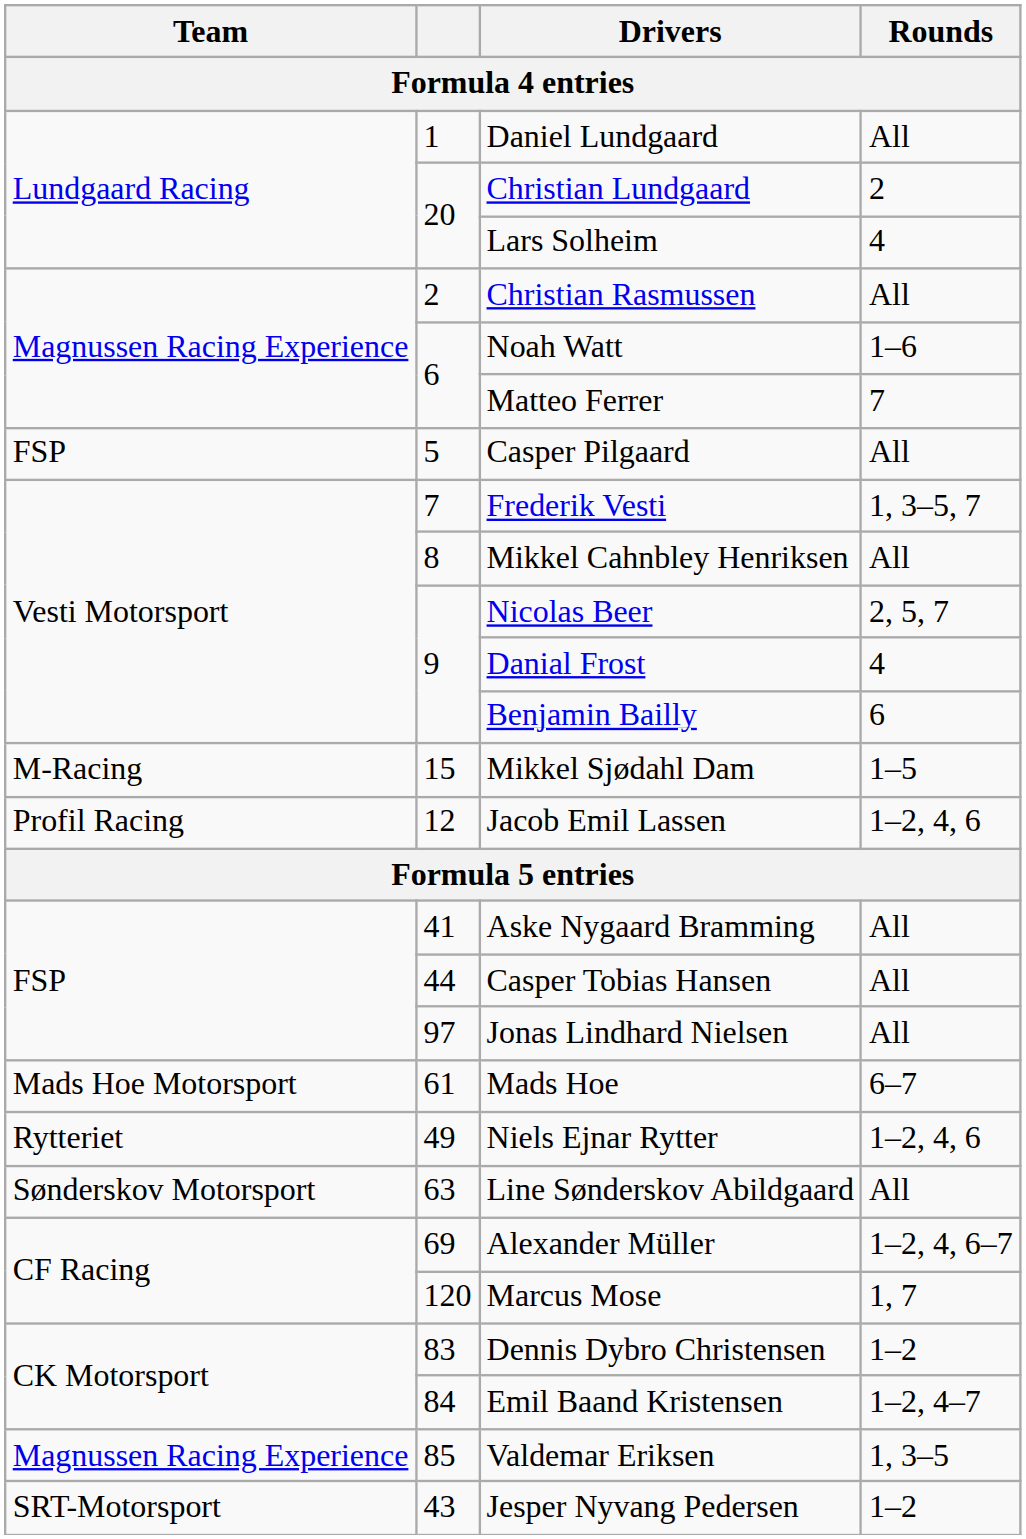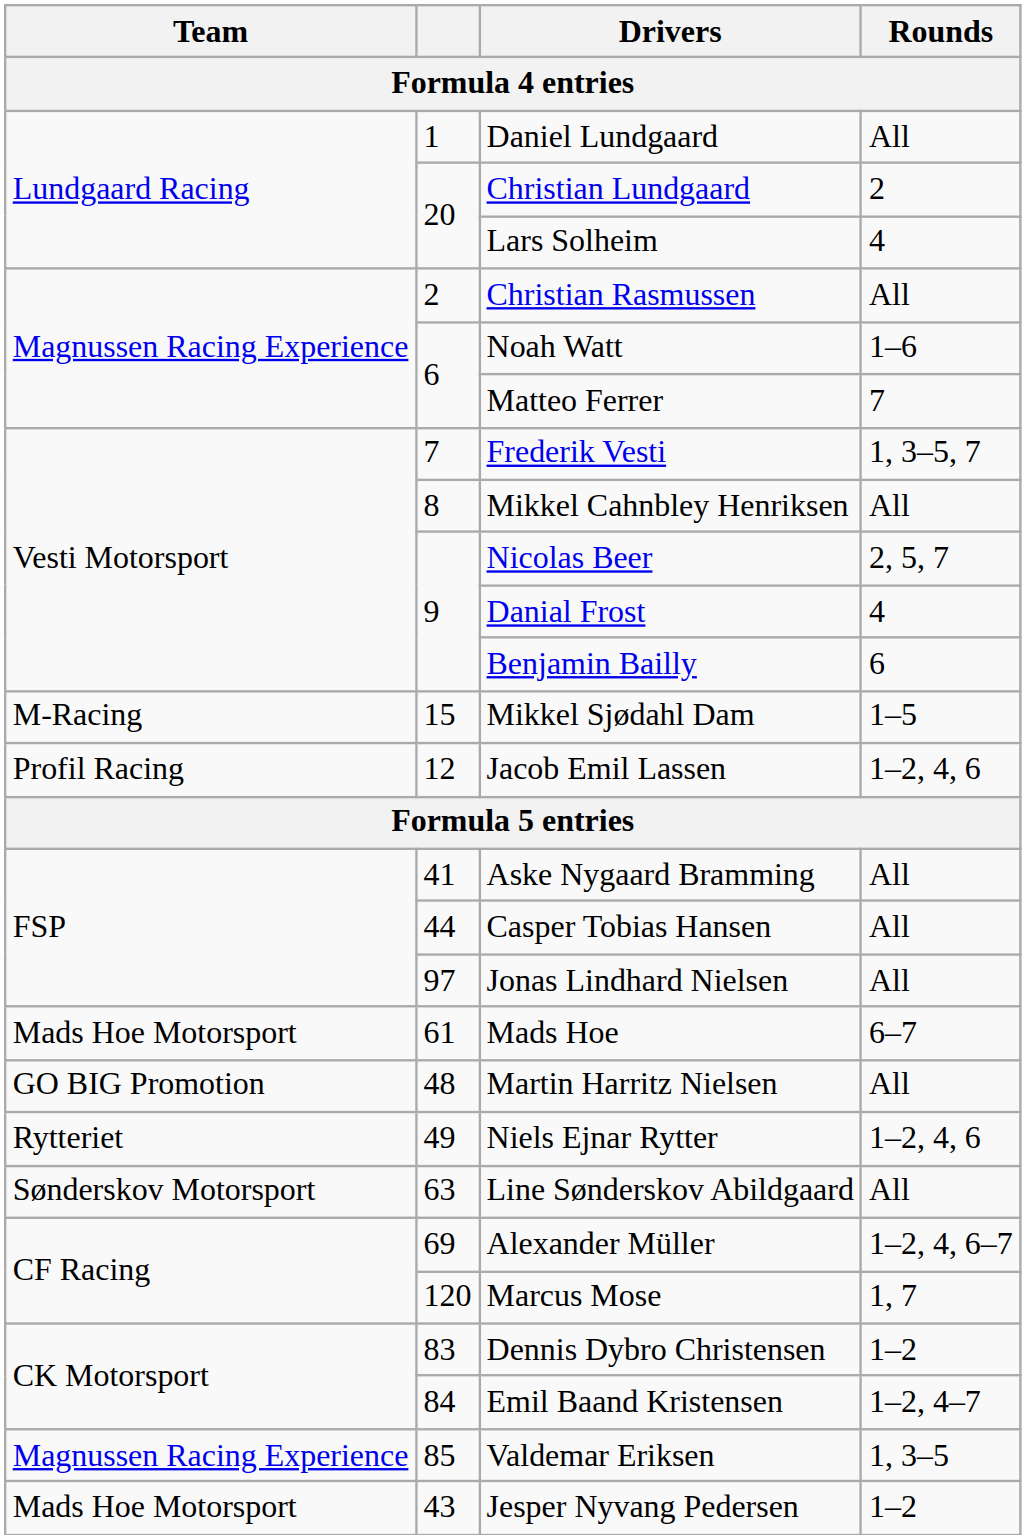- row: (588, 452)
+ row: (632, 1085)
(117, 1506) SRT-Motorsport -> (155, 1506) Mads Hoe Motorsport
